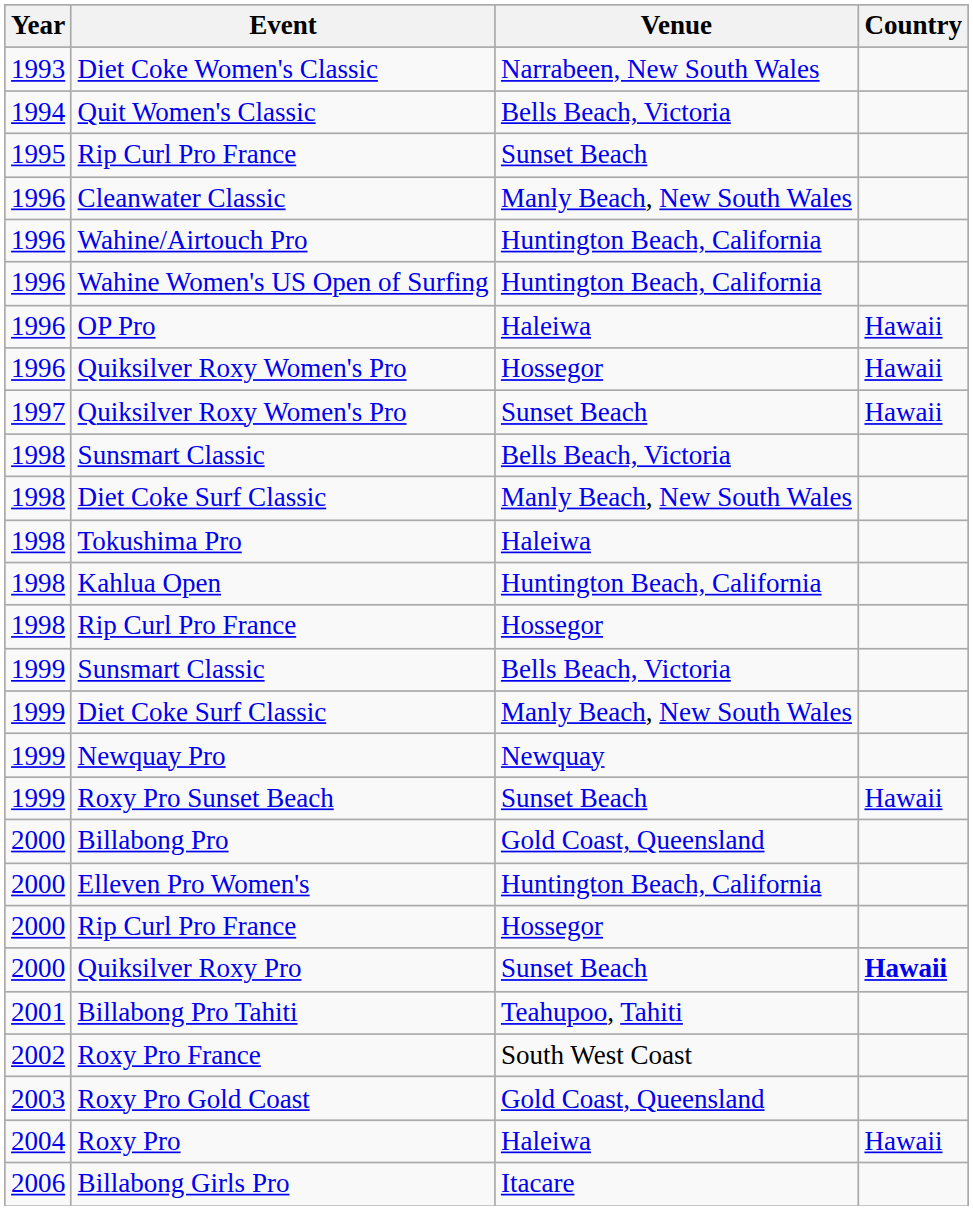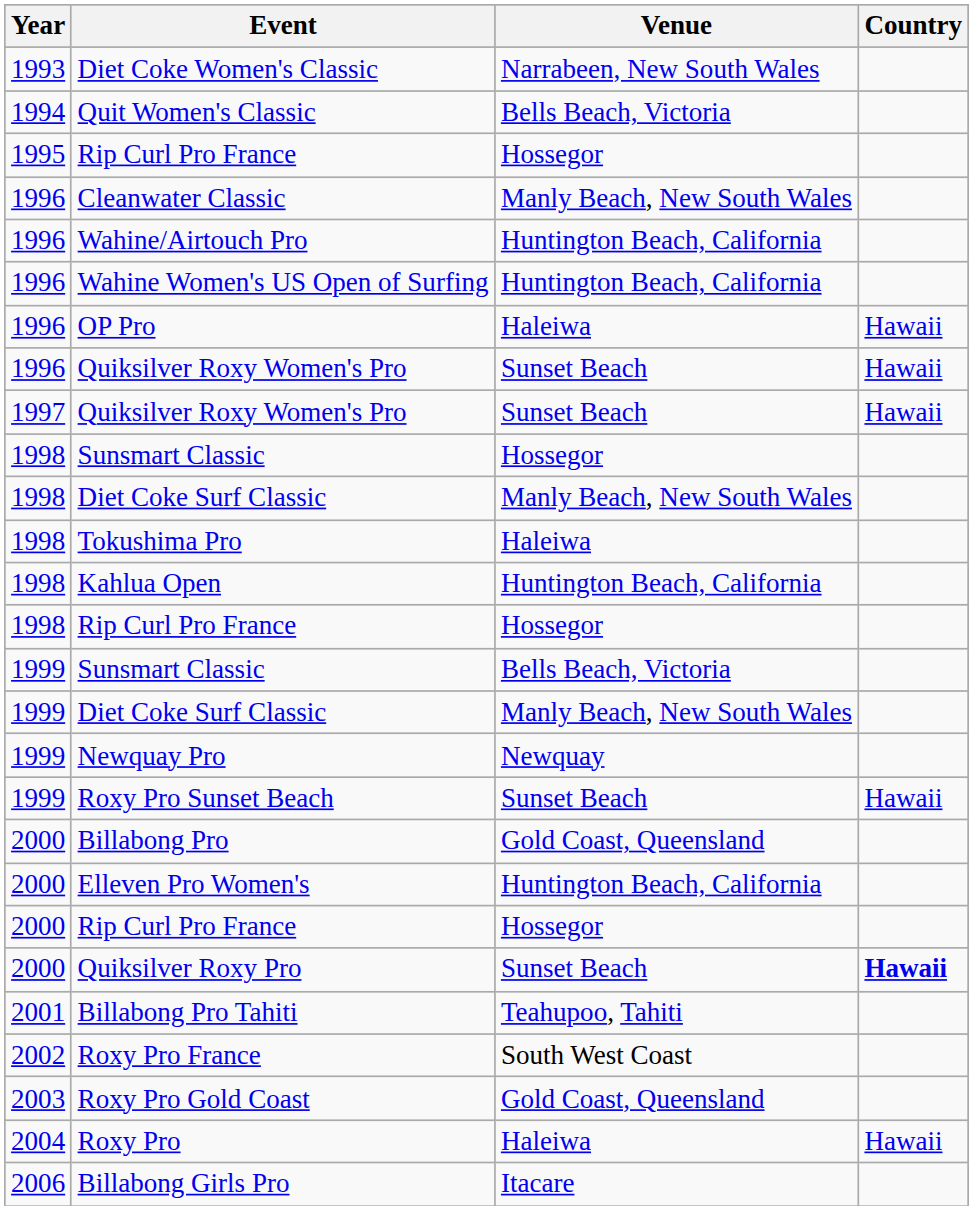(574, 154) Sunset Beach -> (552, 154) Hossegor
(552, 369) Hossegor -> (574, 369) Sunset Beach
(616, 454) Bells Beach, Victoria -> (552, 454) Hossegor
